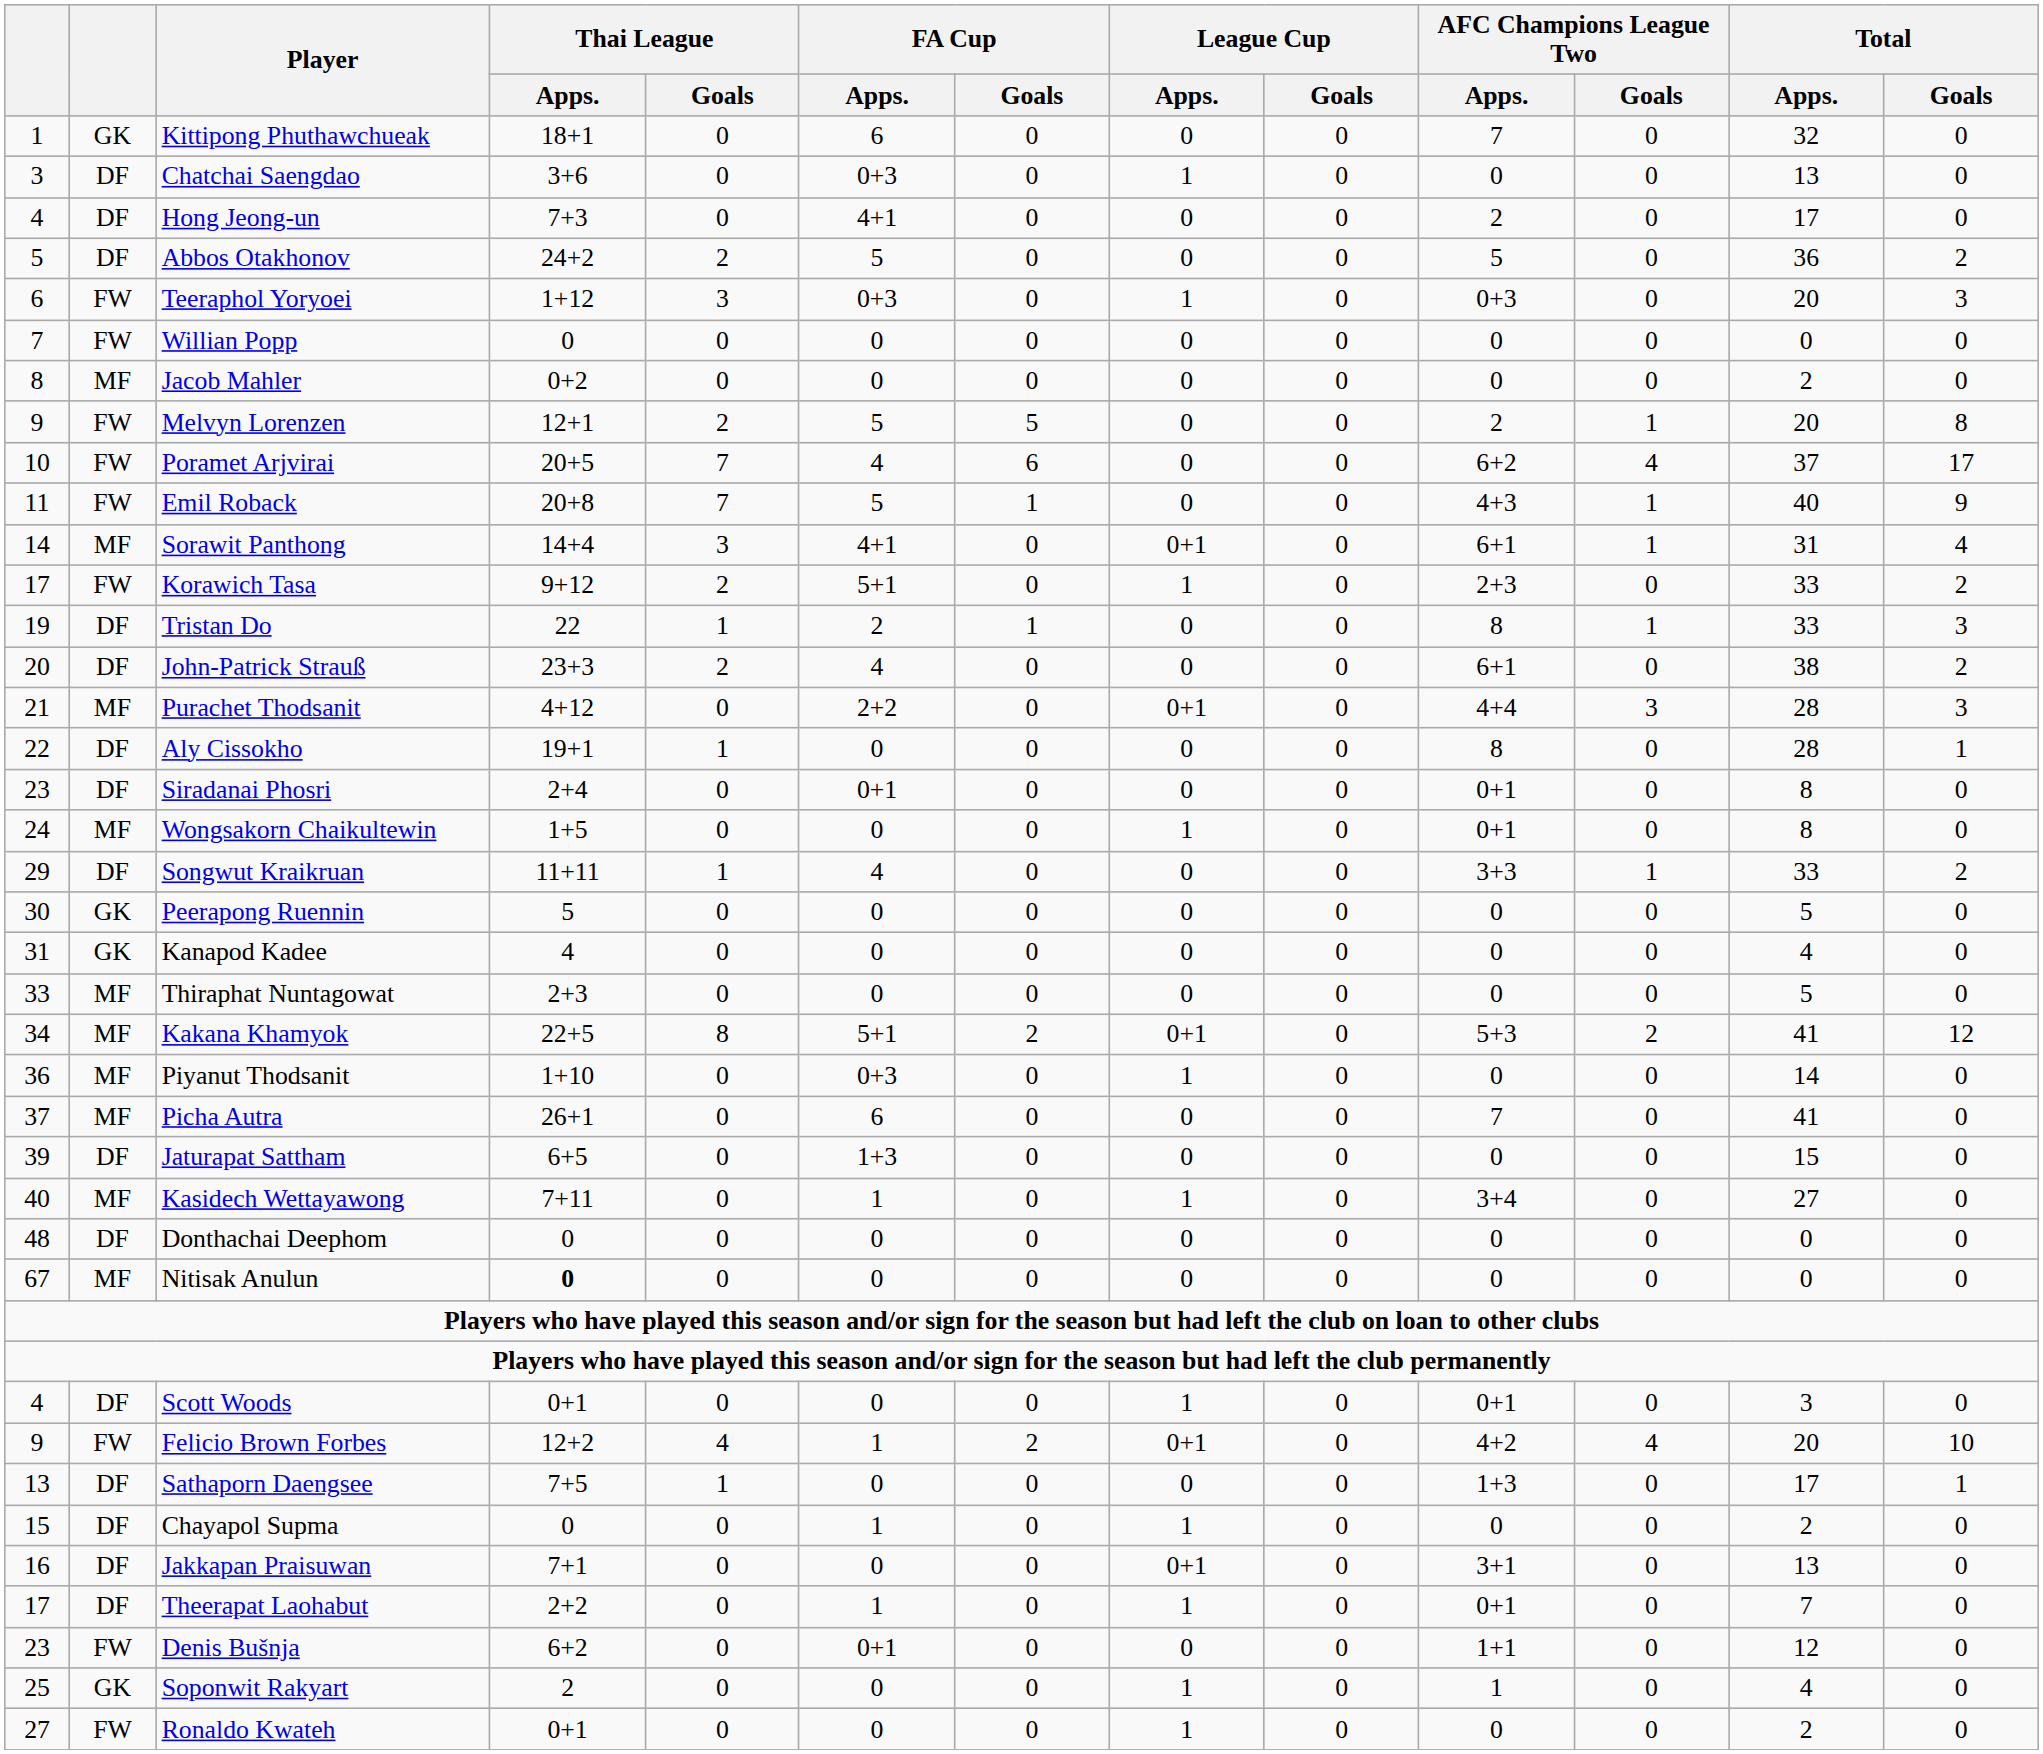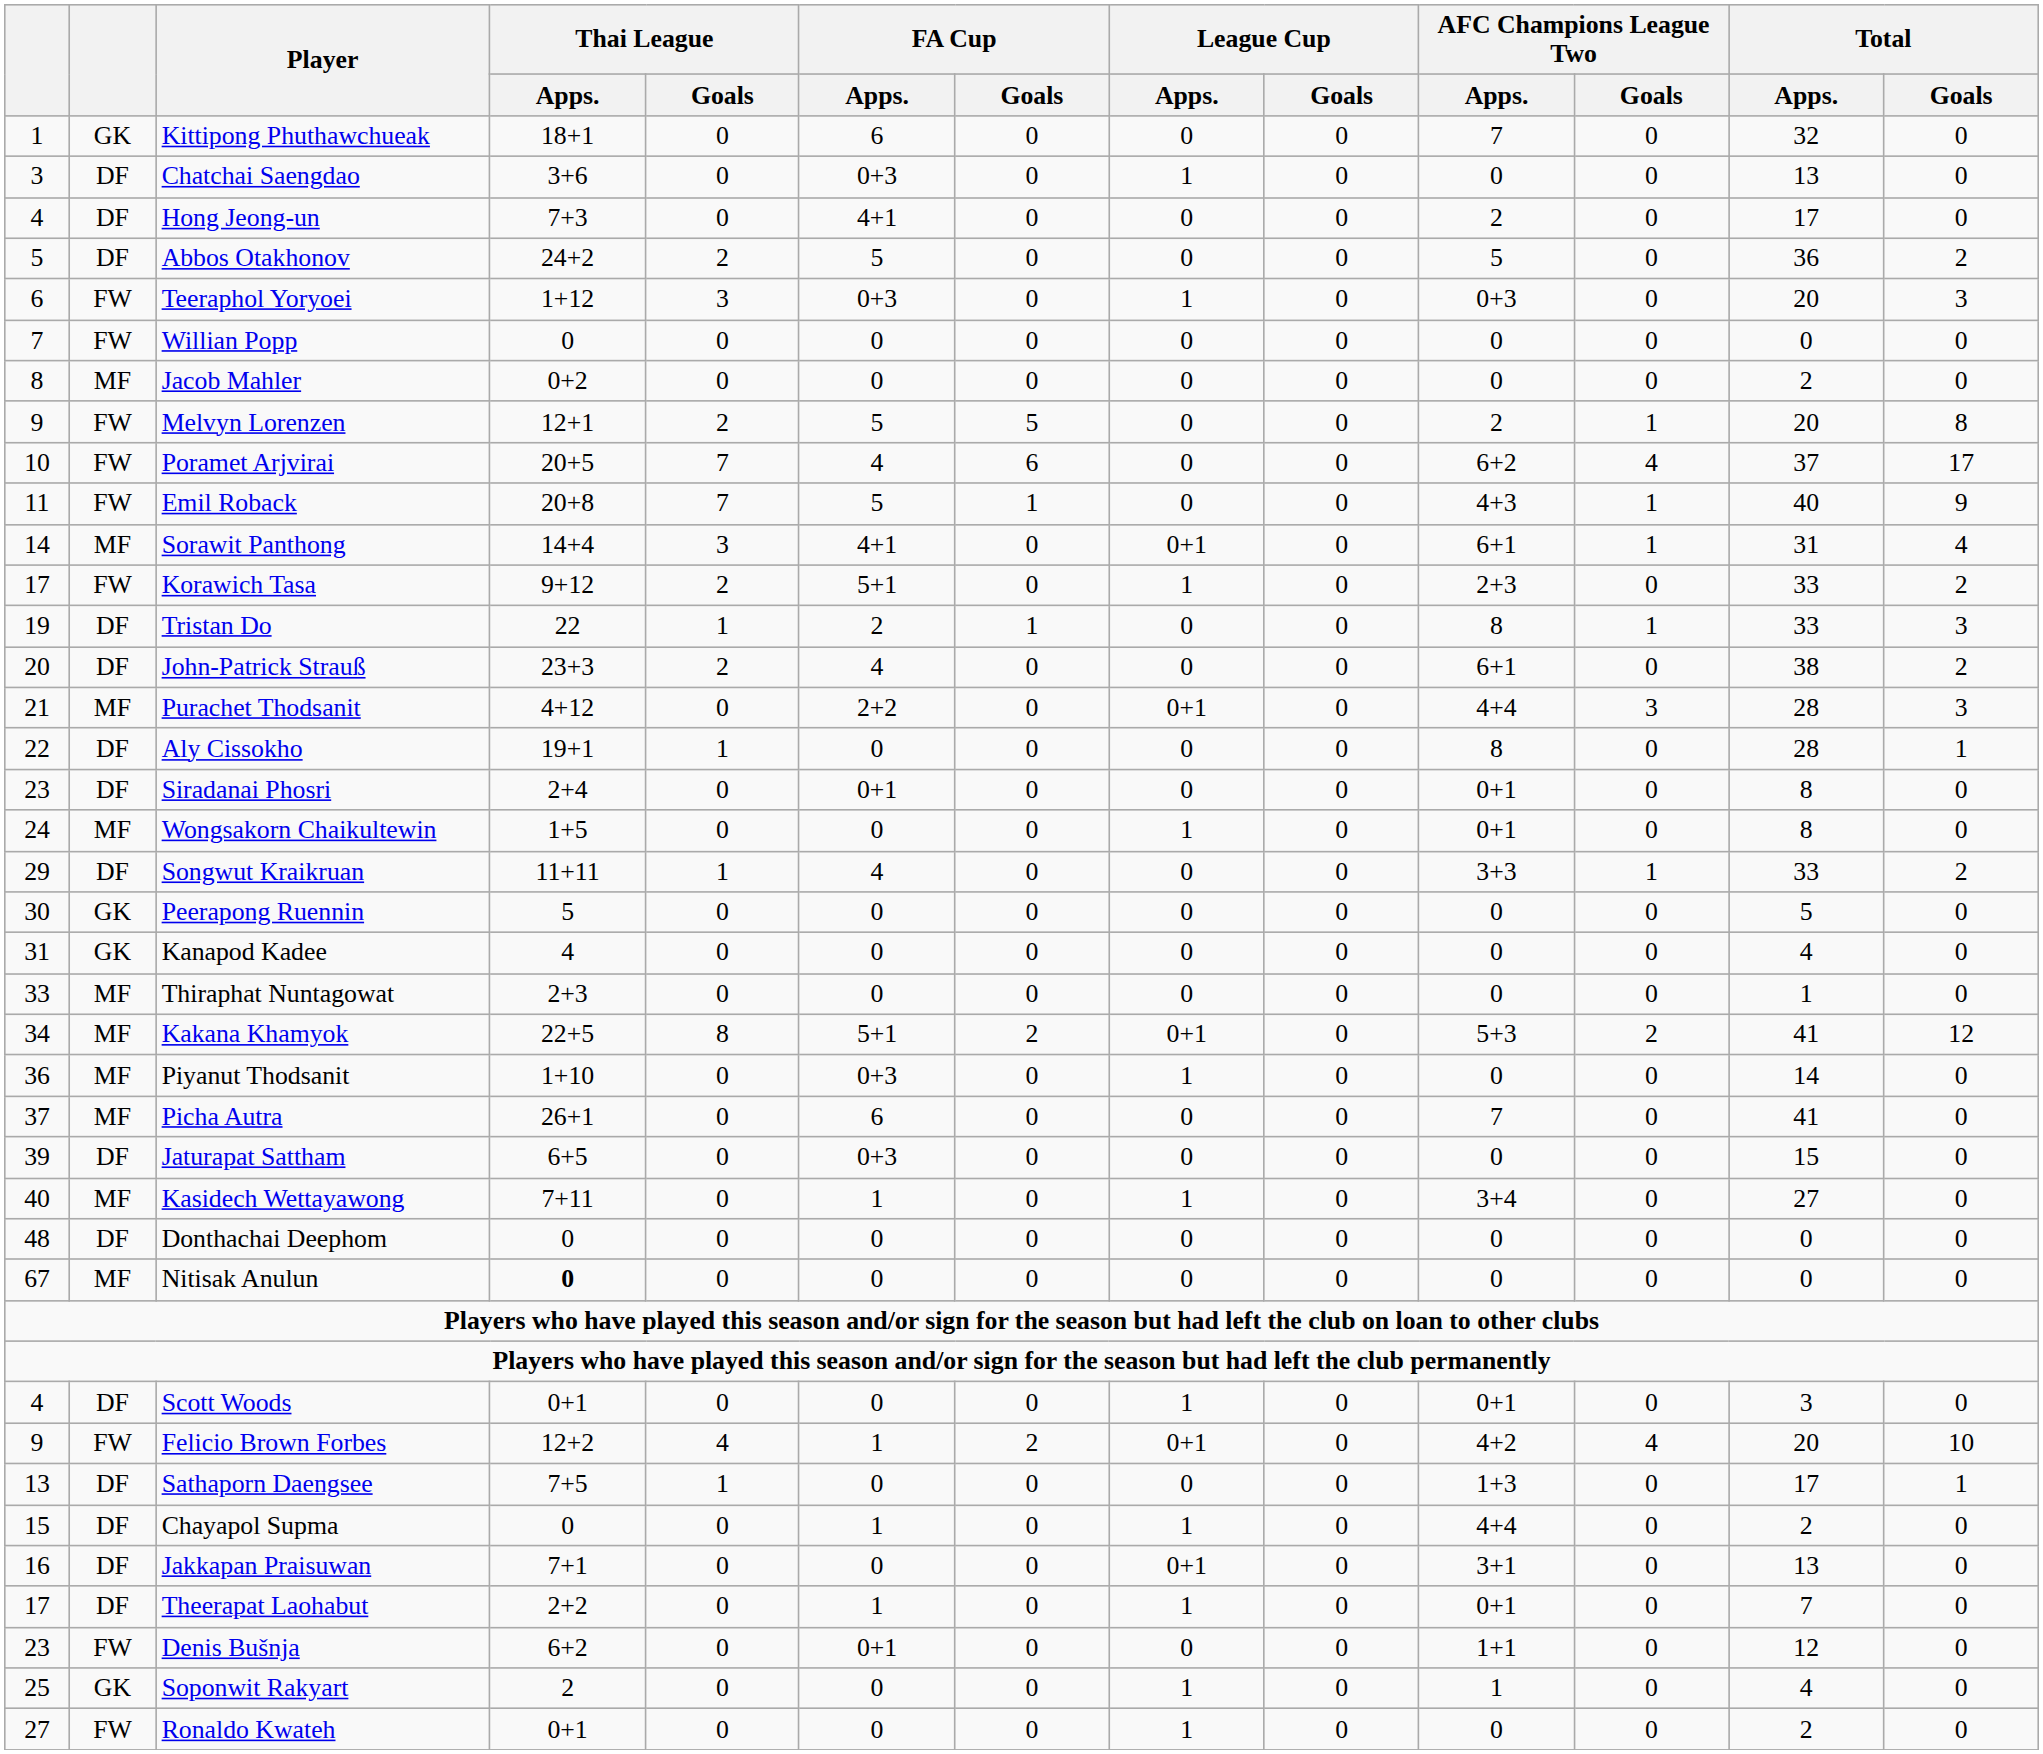(1806, 993) 5 -> (1806, 993) 1
(877, 1156) 1+3 -> (877, 1156) 0+3
(1496, 1524) 0 -> (1496, 1524) 4+4
